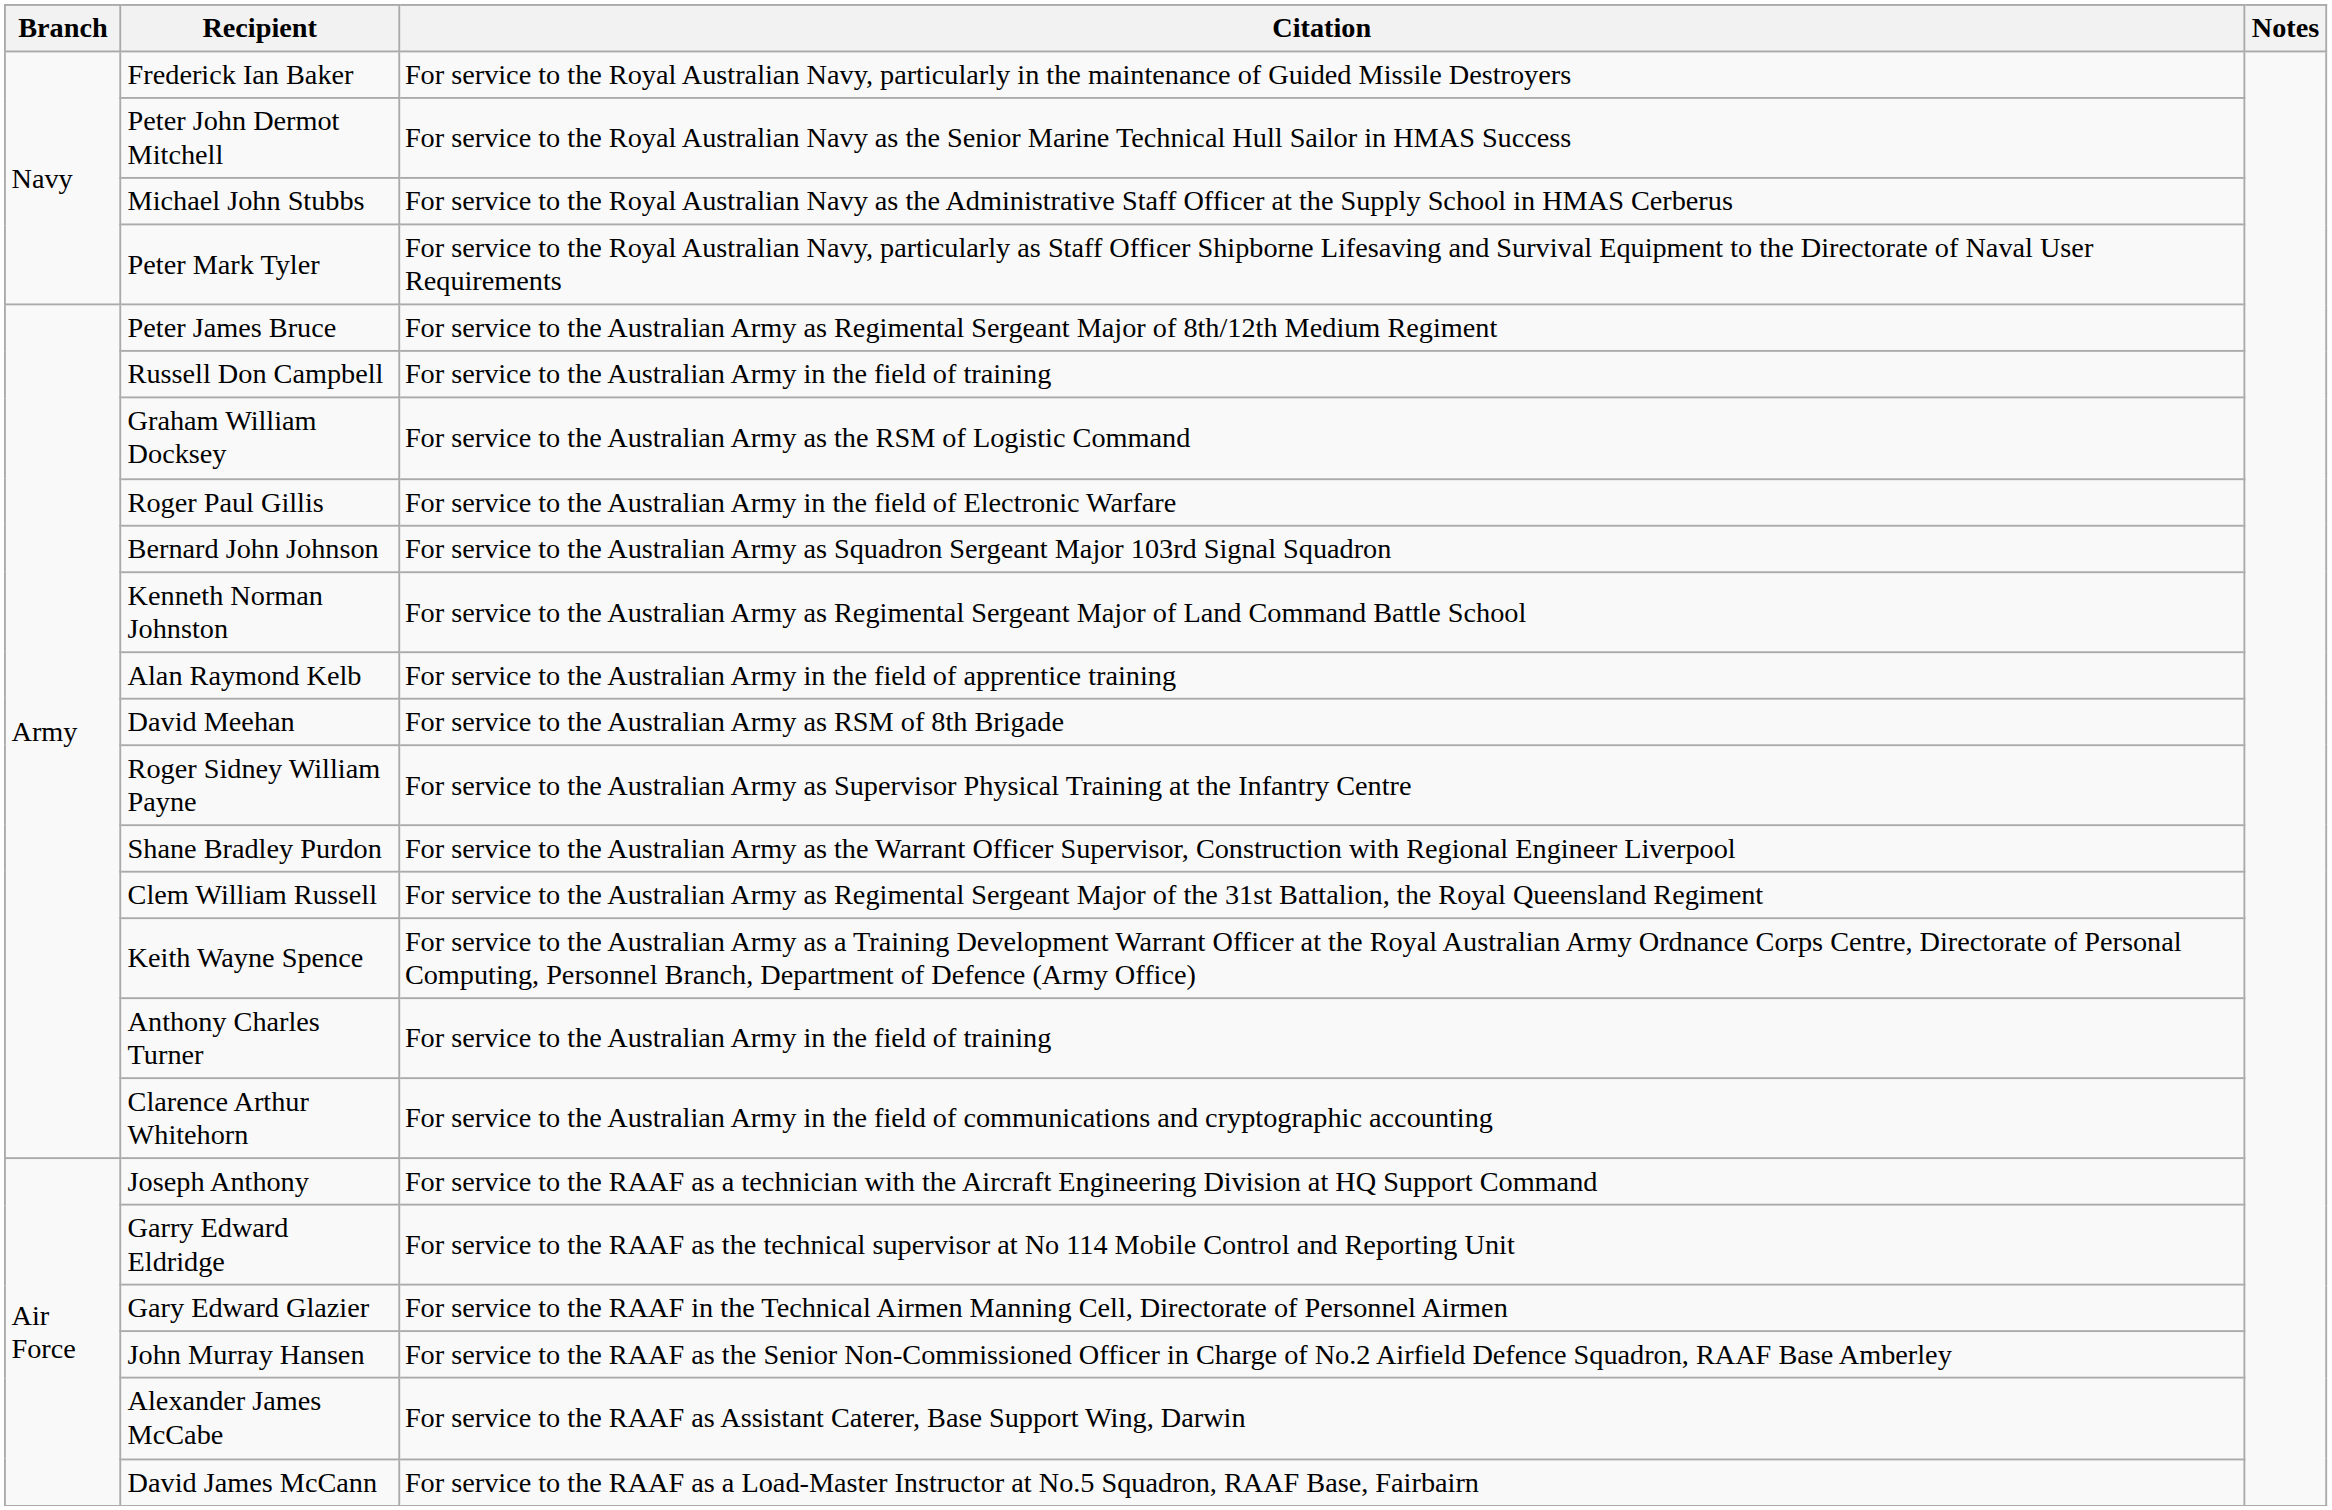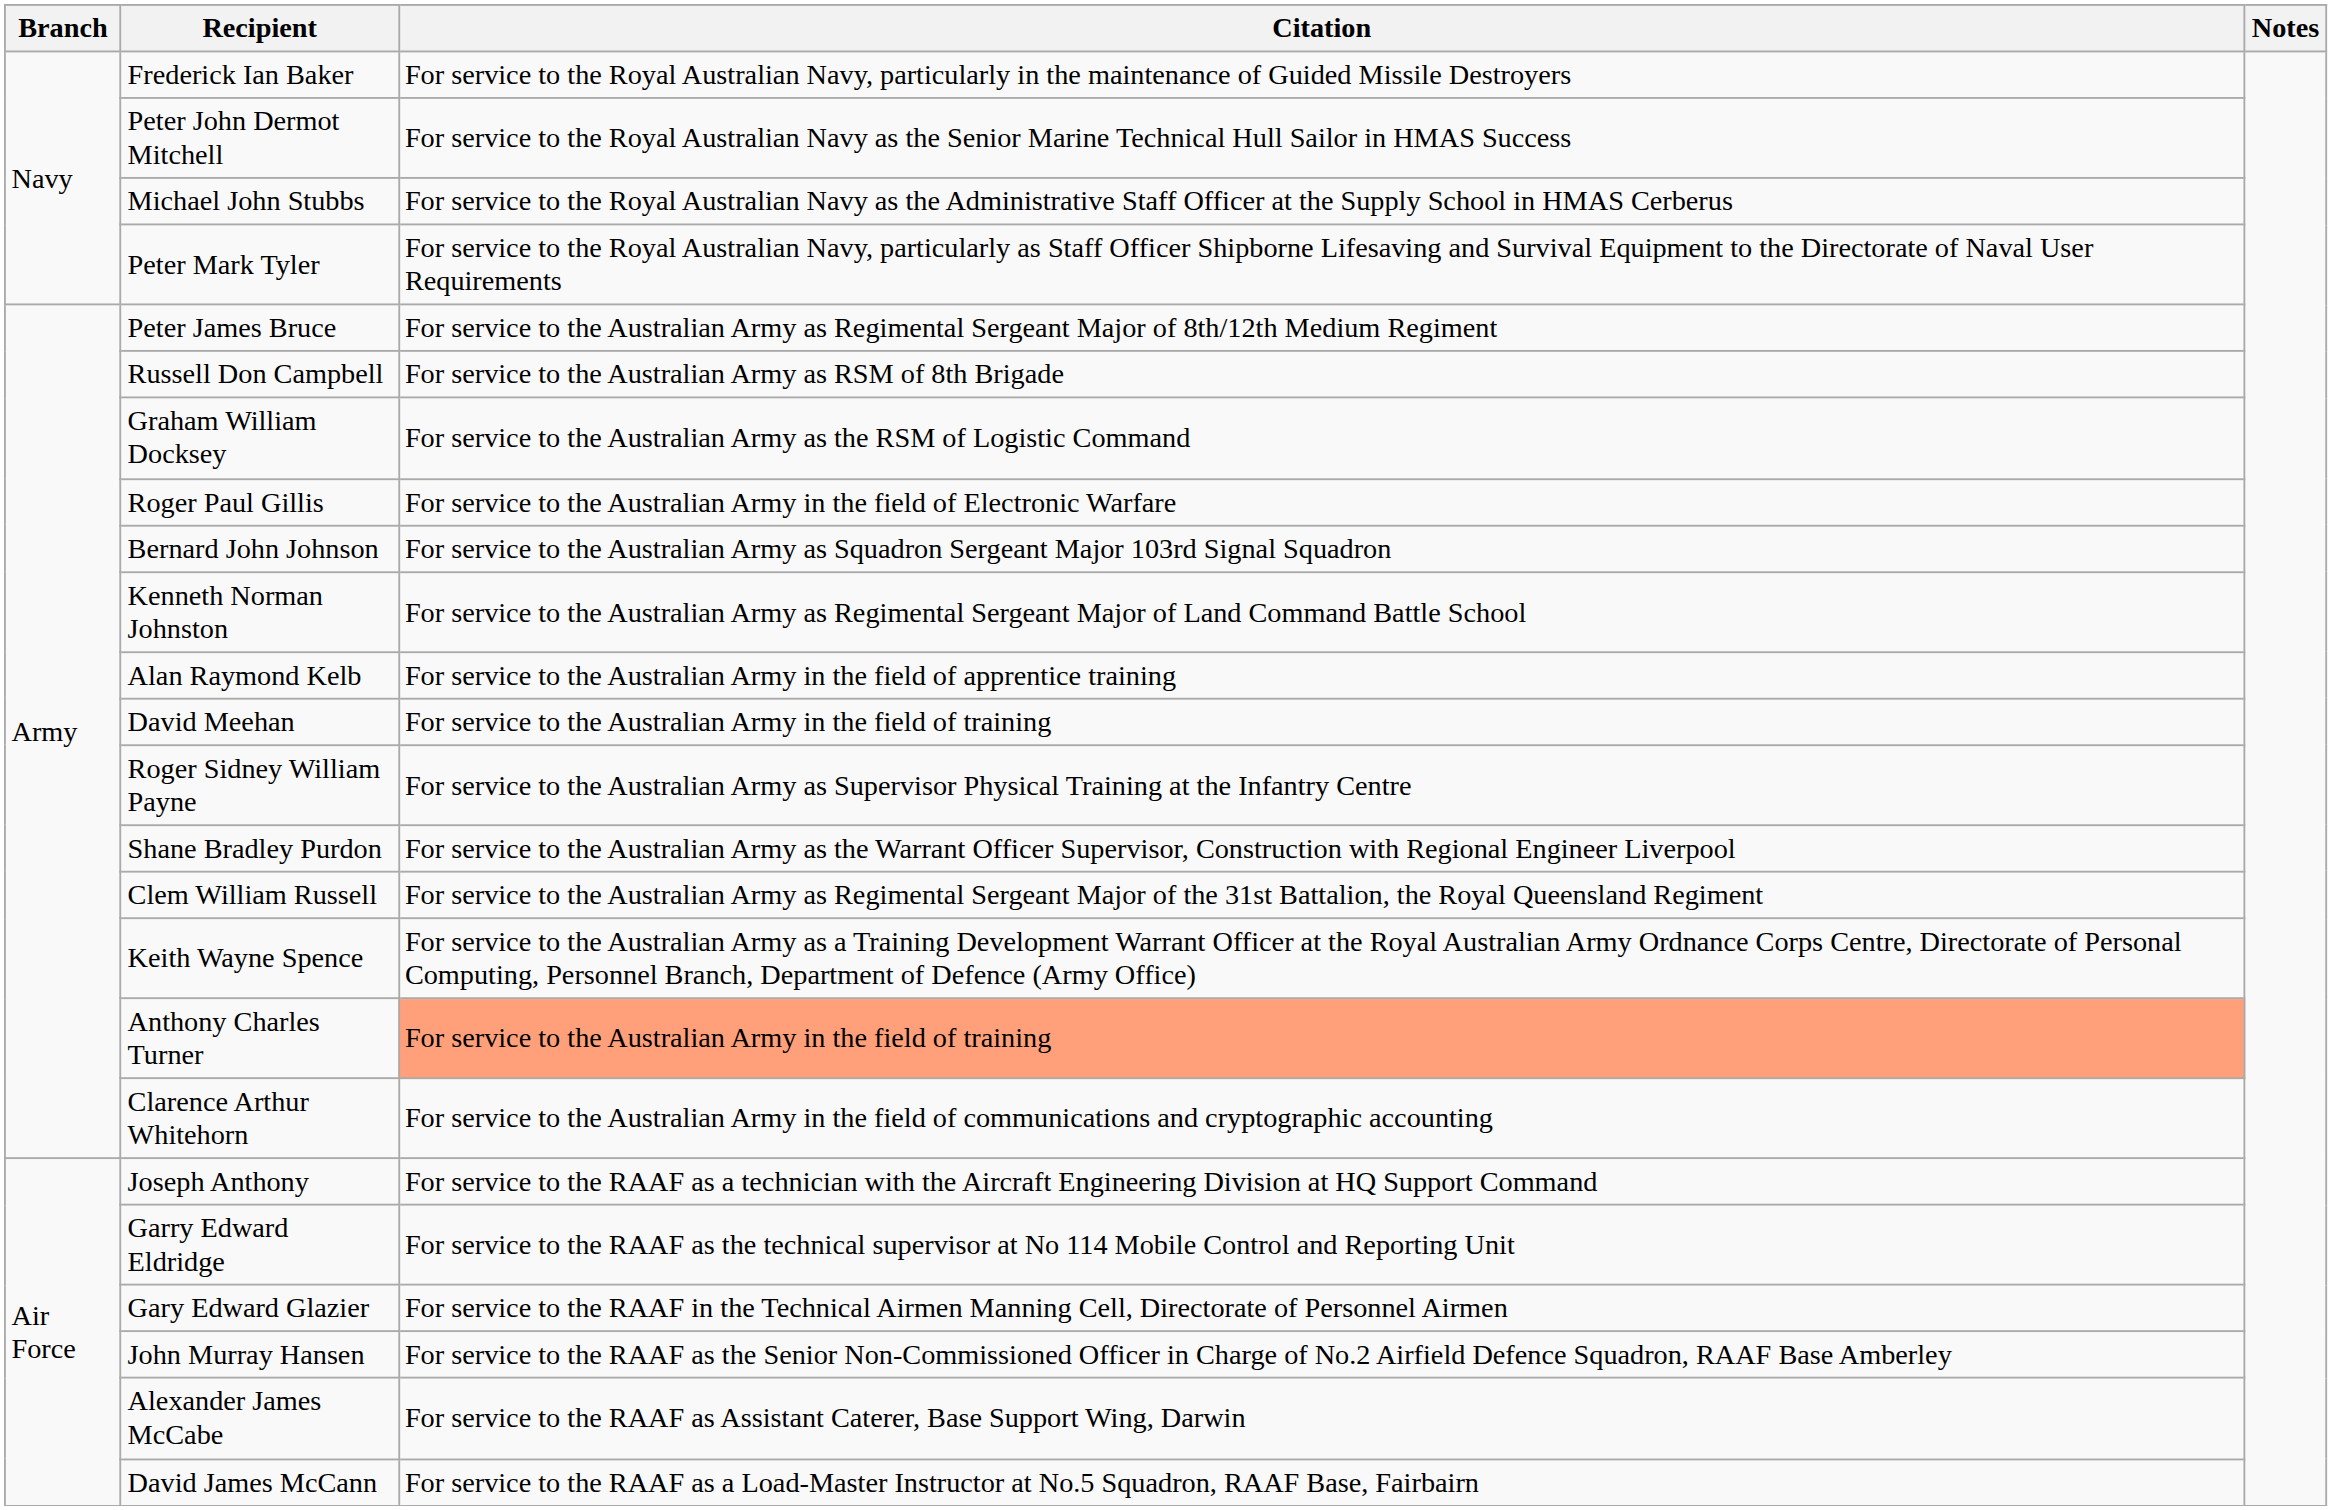(728, 374) For service to the Australian Army in the field of training -> (734, 374) For service to the Australian Army as RSM of 8th Brigade
(734, 721) For service to the Australian Army as RSM of 8th Brigade -> (728, 721) For service to the Australian Army in the field of training
(728, 1038) no background -> (728, 1038) lightsalmon background
